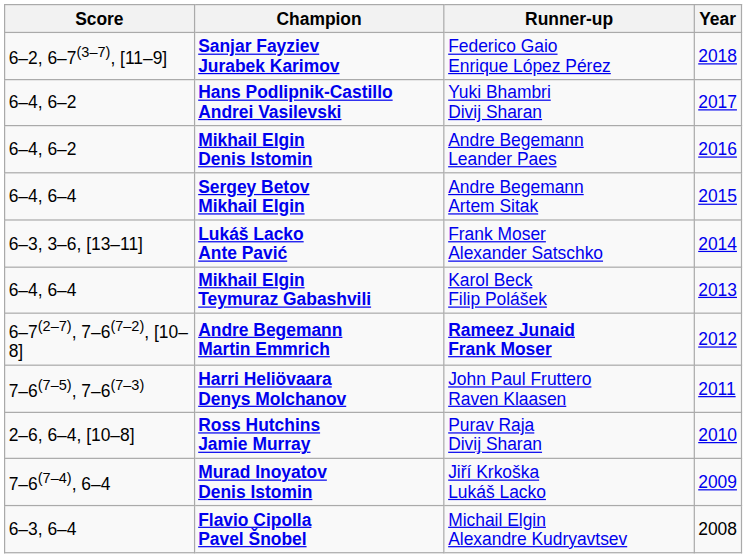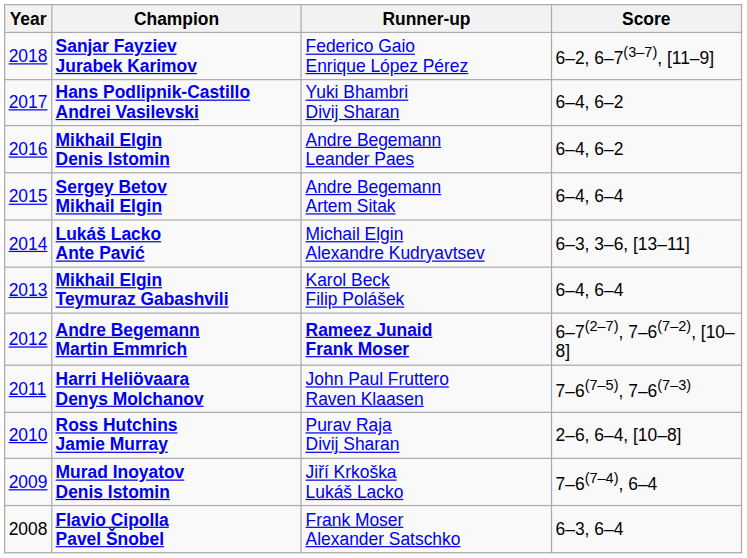columns swapped: (718, 19) <-> (99, 19)
(526, 244) Frank Moser Alexander Satschko -> (395, 244) Michail Elgin Alexandre Kudryavtsev
(538, 529) Michail Elgin Alexandre Kudryavtsev -> (383, 529) Frank Moser Alexander Satschko
